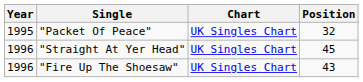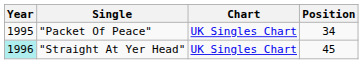(329, 31) 32 -> (329, 31) 34
(20, 49) no background -> (20, 49) paleturquoise background
- row: (109, 67)
